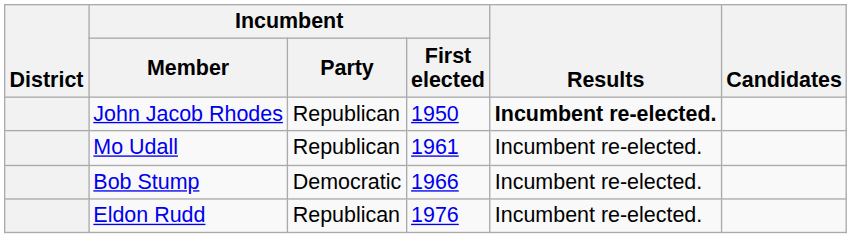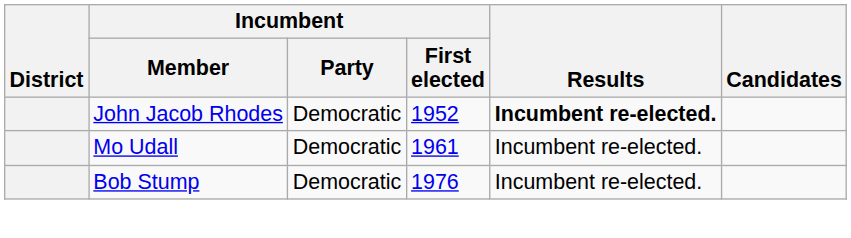(346, 113) Republican -> (347, 113) Democratic
(435, 113) 1950 -> (435, 113) 1952
(346, 147) Republican -> (347, 147) Democratic
(435, 181) 1966 -> (435, 181) 1976
- row: (149, 215)
